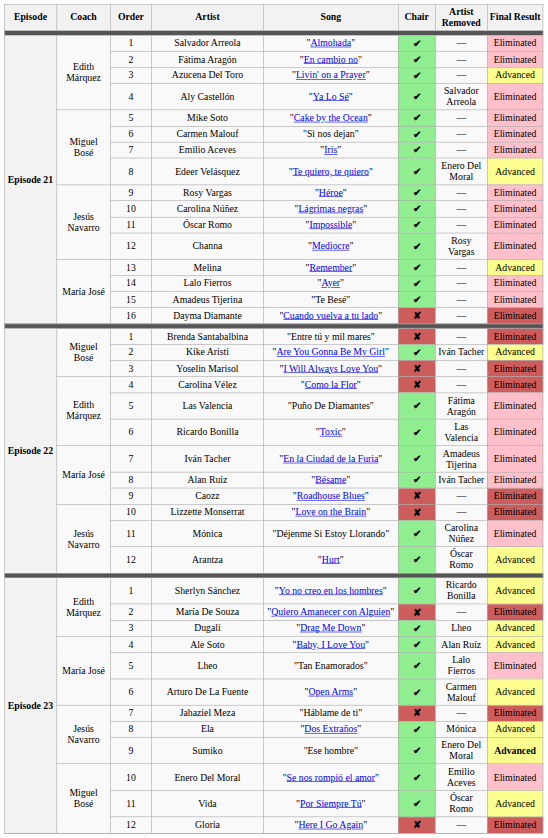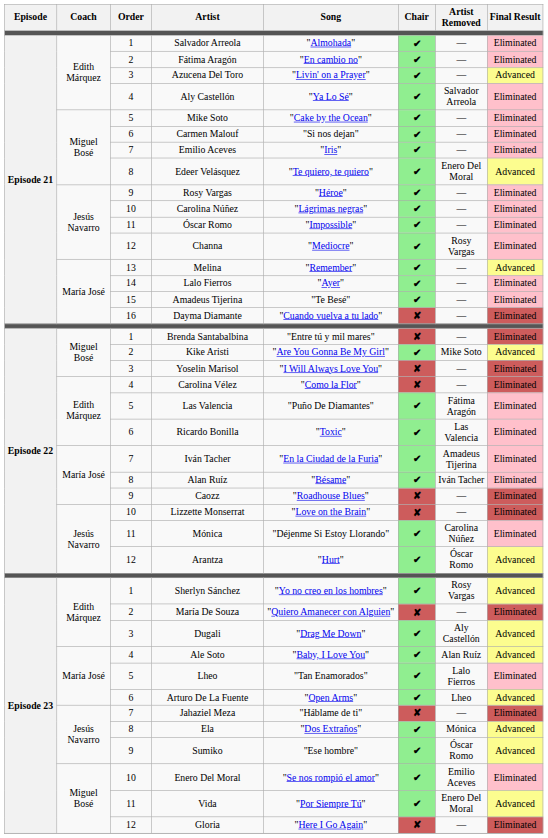(461, 352) Iván Tacher -> (461, 352) Mike Soto
(461, 591) Ricardo Bonilla -> (461, 591) Rosy Vargas
(461, 628) Lheo -> (461, 633) Aly Castellón
(461, 692) Carmen Malouf -> (461, 697) Lheo
(461, 750) Enero Del Moral -> (461, 750) Óscar Romo
(515, 750) bold -> (515, 750) normal
(461, 803) Óscar Romo -> (461, 803) Enero Del Moral
